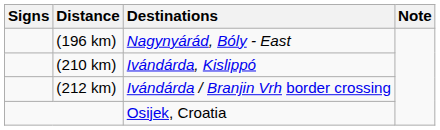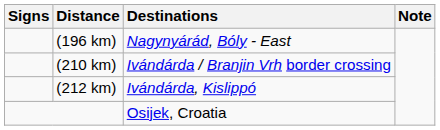(191, 64) Ivándárda, Kislippó -> (259, 64) Ivándárda / Branjin Vrh border crossing
(259, 88) Ivándárda / Branjin Vrh border crossing -> (191, 88) Ivándárda, Kislippó
